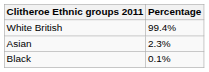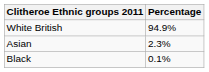(162, 28) 99.4% -> (162, 28) 94.9%
